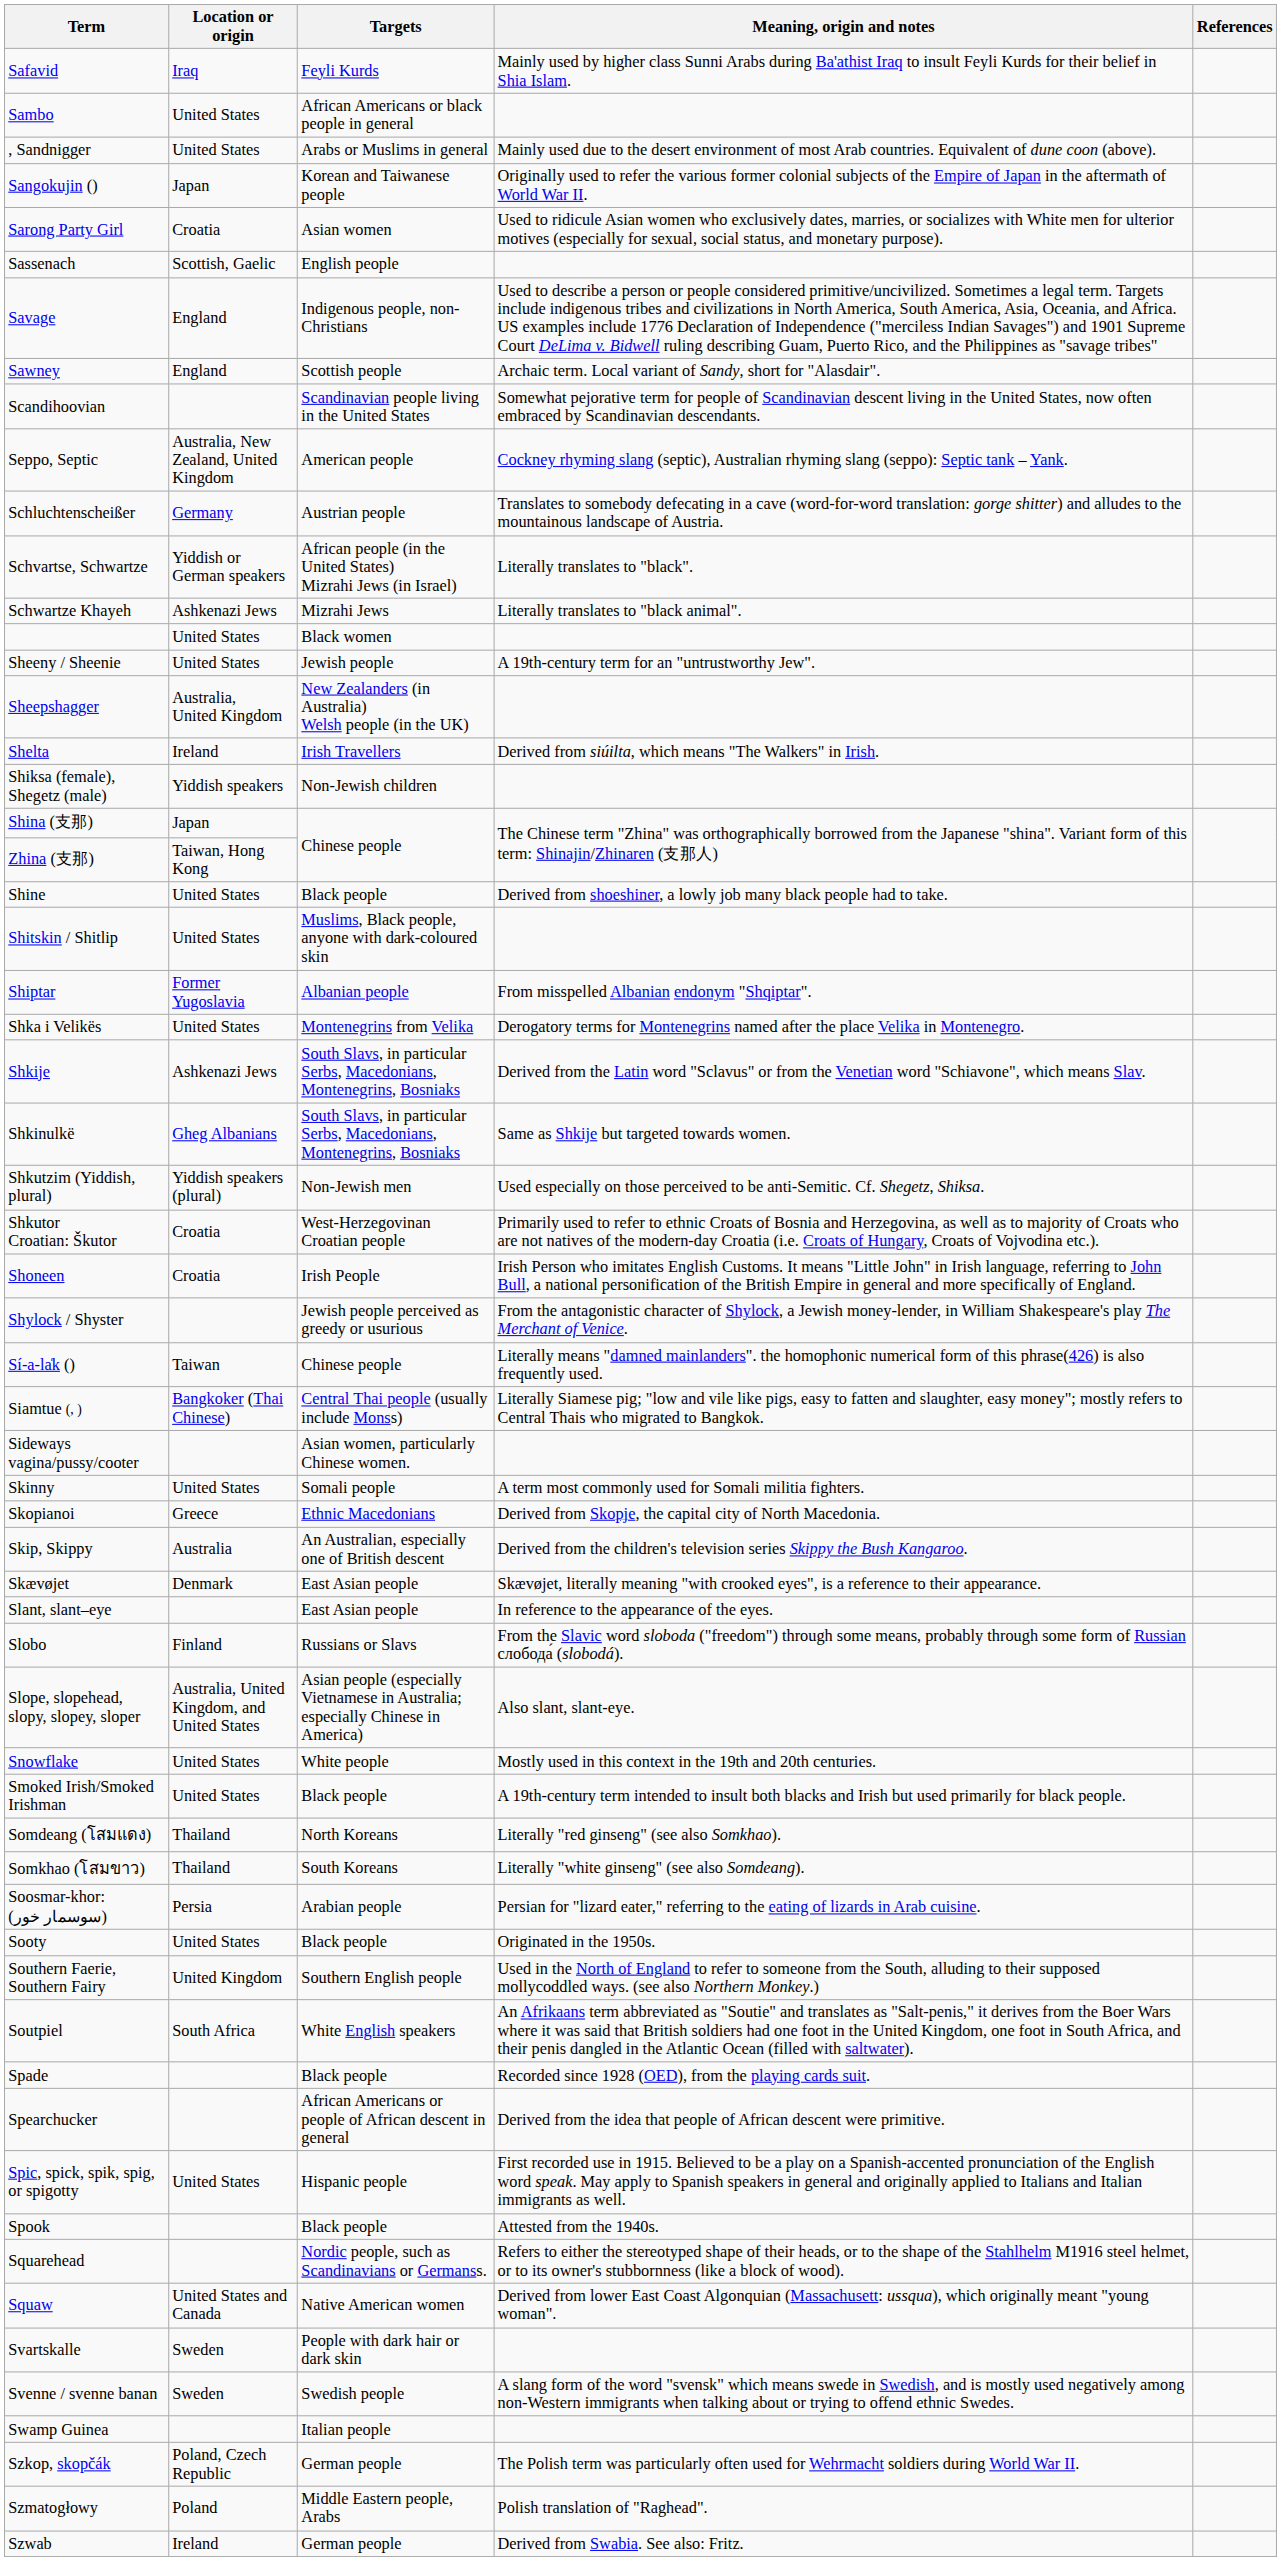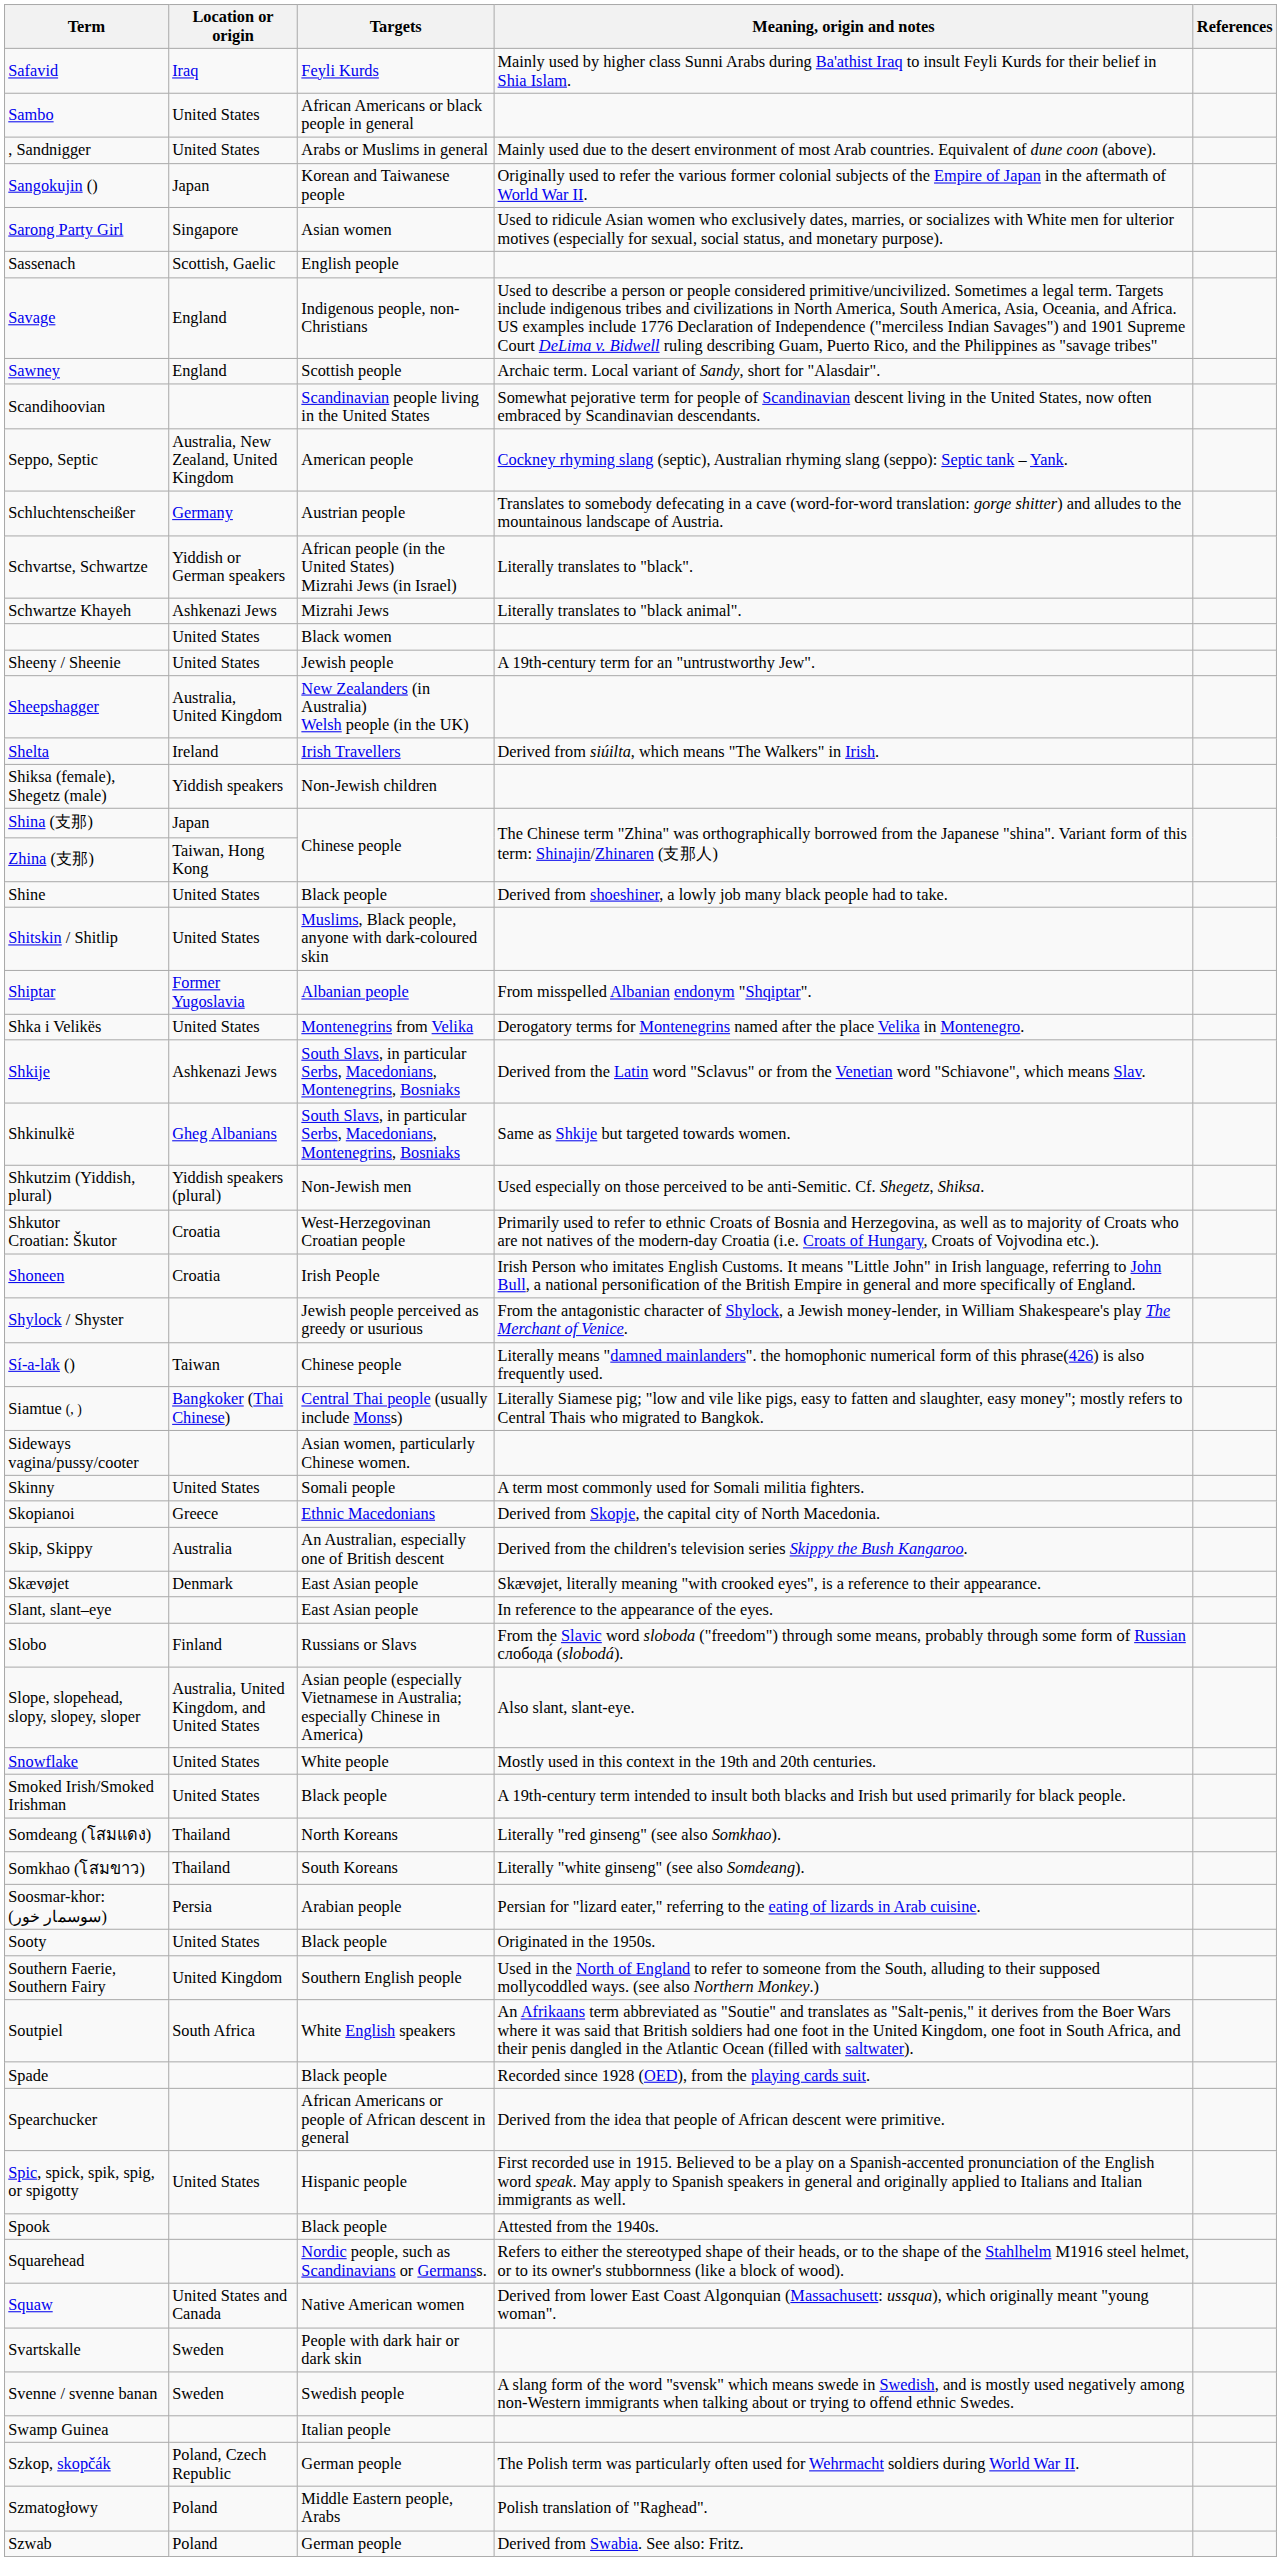(196, 229) Croatia -> (205, 229) Singapore
(195, 2543) Ireland -> (195, 2543) Poland
